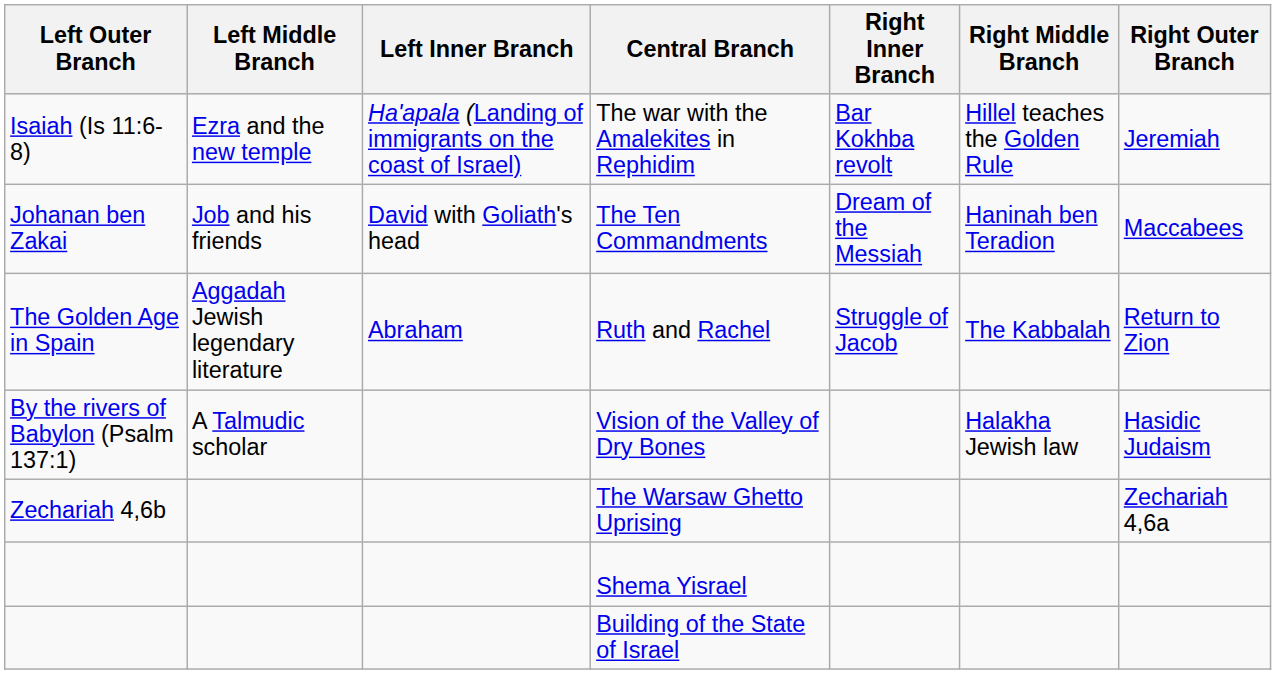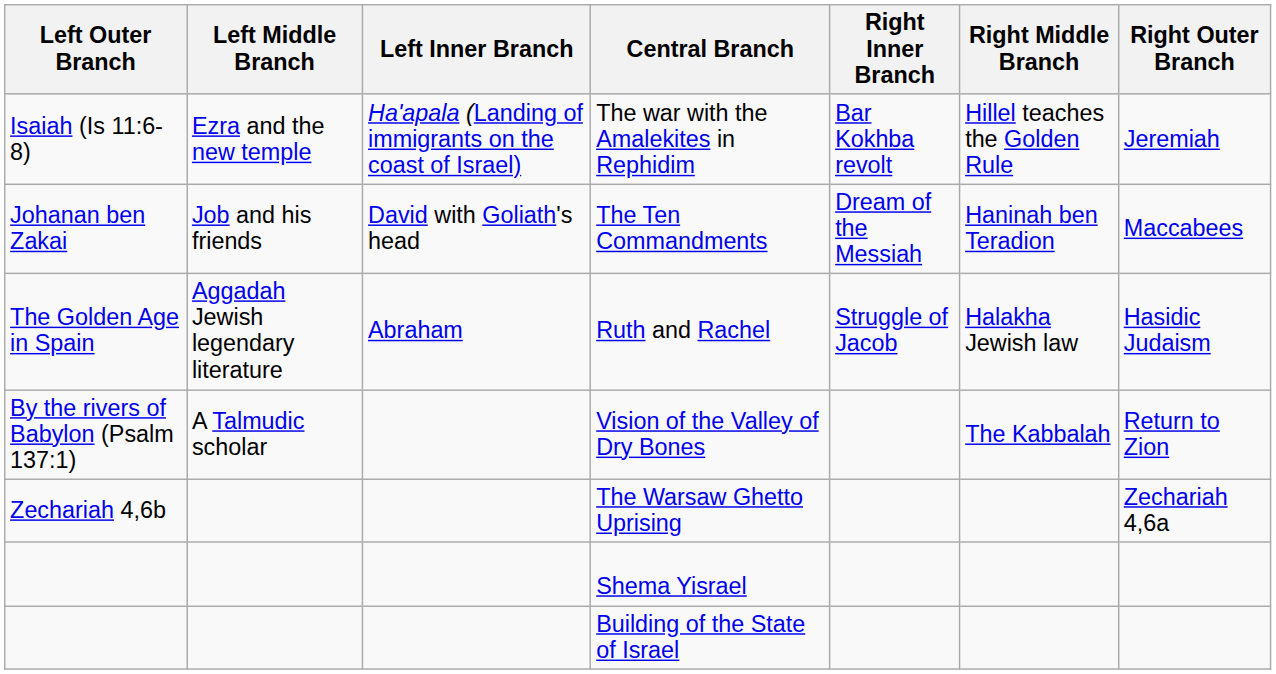(1038, 331) The Kabbalah -> (1022, 331) Halakha Jewish law
(1172, 331) Return to Zion -> (1167, 331) Hasidic Judaism
(1022, 434) Halakha Jewish law -> (1038, 434) The Kabbalah
(1167, 434) Hasidic Judaism -> (1172, 434) Return to Zion
